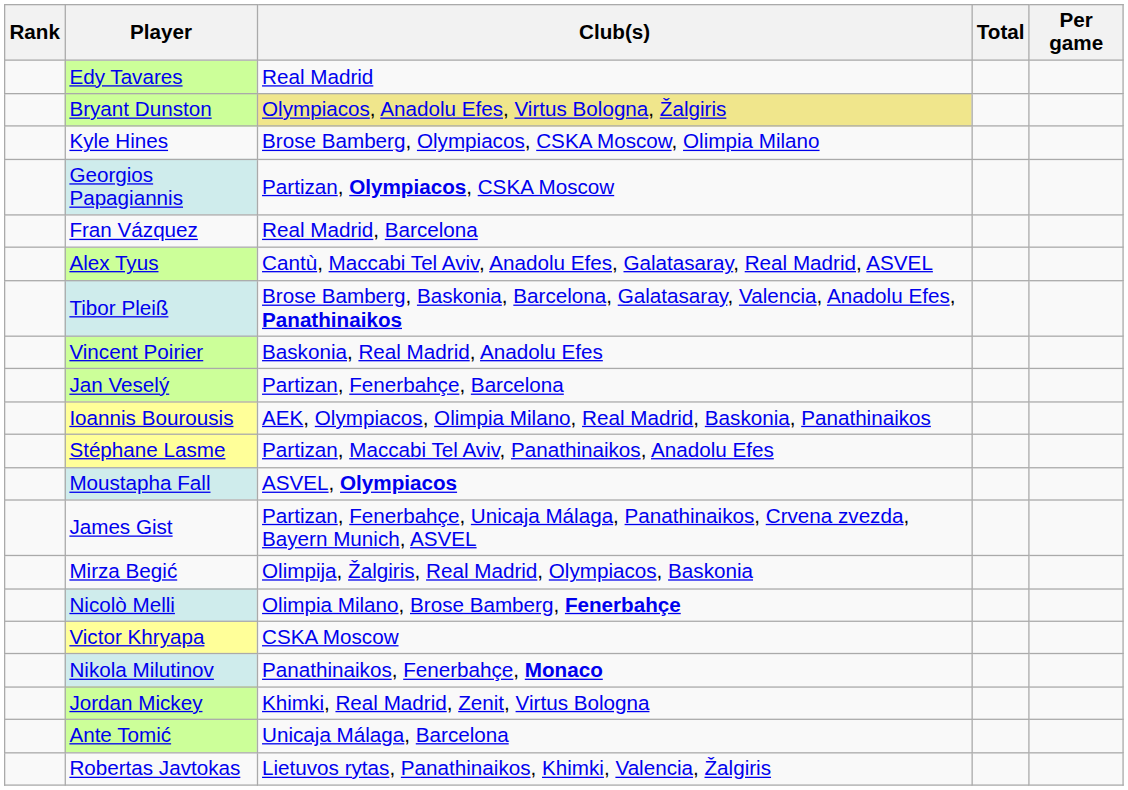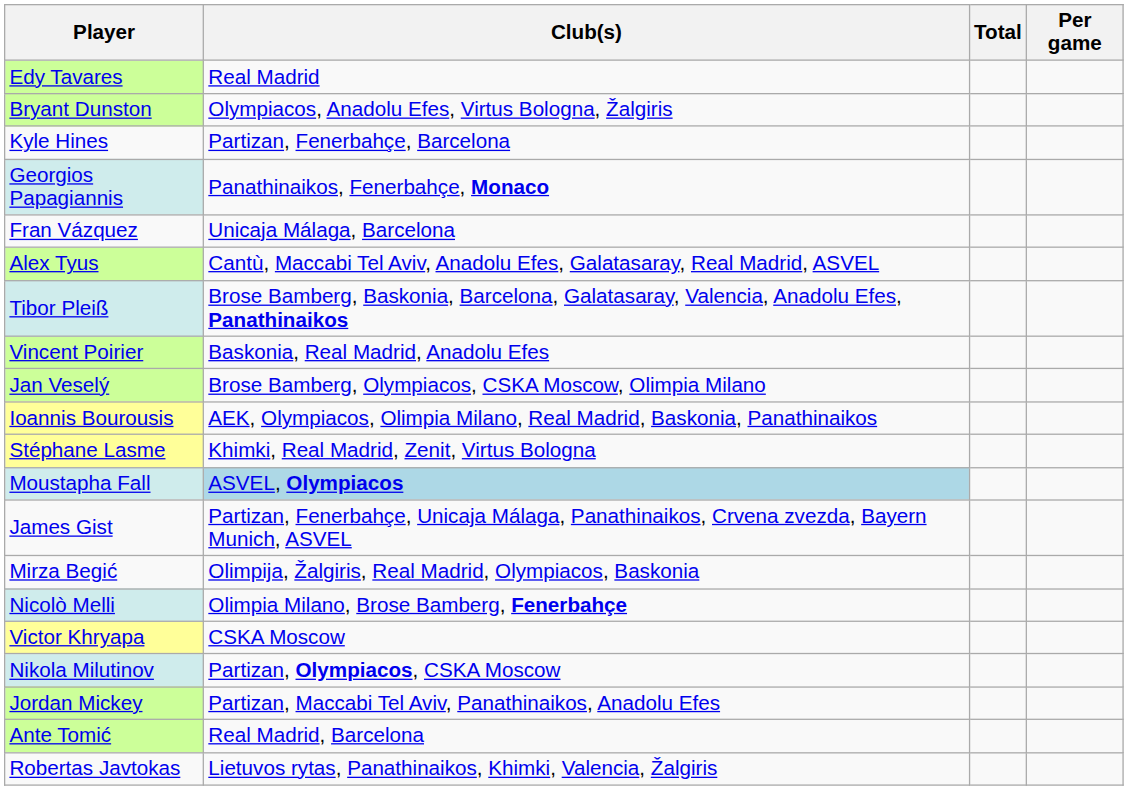- column: (35, 32)
(494, 109) khaki background -> (440, 109) no background
(541, 142) Brose Bamberg, Olympiacos, CSKA Moscow, Olimpia Milano -> (359, 142) Partizan, Fenerbahçe, Barcelona
(438, 186) Partizan, Olympiacos, CSKA Moscow -> (379, 186) Panathinaikos, Fenerbahçe, Monaco
(370, 230) Real Madrid, Barcelona -> (332, 230) Unicaja Málaga, Barcelona
(413, 385) Partizan, Fenerbahçe, Barcelona -> (487, 385) Brose Bamberg, Olympiacos, CSKA Moscow, Olimpia Milano
(518, 450) Partizan, Maccabi Tel Aviv, Panathinaikos, Anadolu Efes -> (402, 450) Khimki, Real Madrid, Zenit, Virtus Bologna
(360, 483) no background -> (306, 483) lightblue background
(432, 670) Panathinaikos, Fenerbahçe, Monaco -> (384, 670) Partizan, Olympiacos, CSKA Moscow
(456, 702) Khimki, Real Madrid, Zenit, Virtus Bologna -> (464, 702) Partizan, Maccabi Tel Aviv, Panathinaikos, Anadolu Efes
(385, 735) Unicaja Málaga, Barcelona -> (316, 735) Real Madrid, Barcelona
